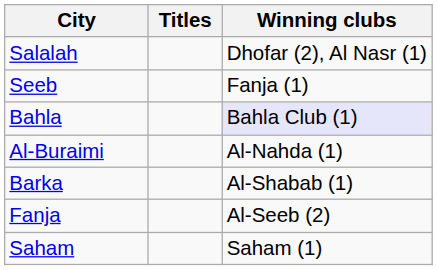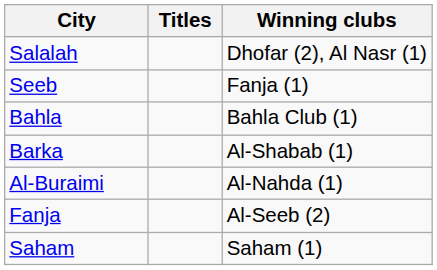(292, 118) lavender background -> (292, 118) no background
rows swapped: (36, 183) <-> (57, 150)
